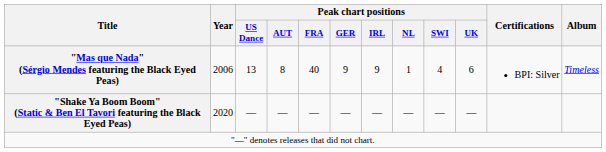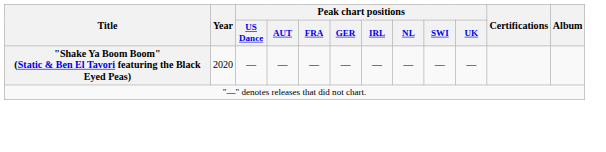- row: (107, 69)
